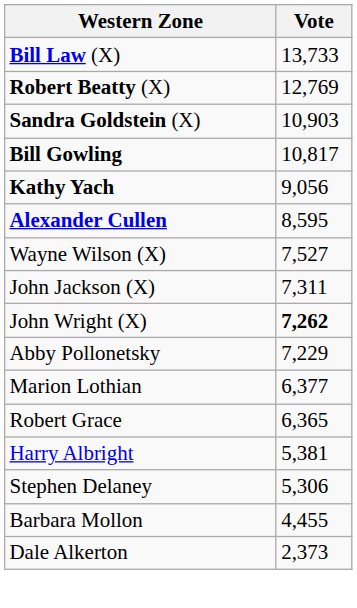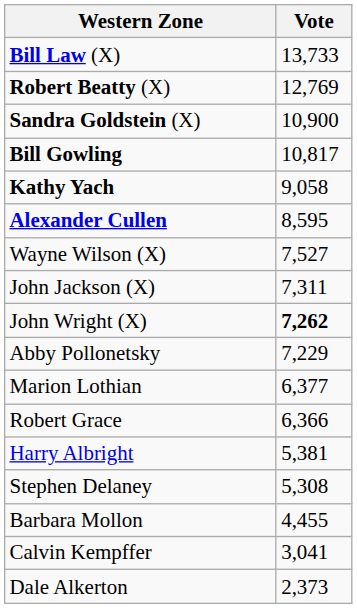(310, 120) 10,903 -> (310, 120) 10,900
(305, 187) 9,056 -> (305, 187) 9,058
(305, 420) 6,365 -> (305, 420) 6,366
(305, 486) 5,306 -> (305, 486) 5,308
+ row: (81, 552)
